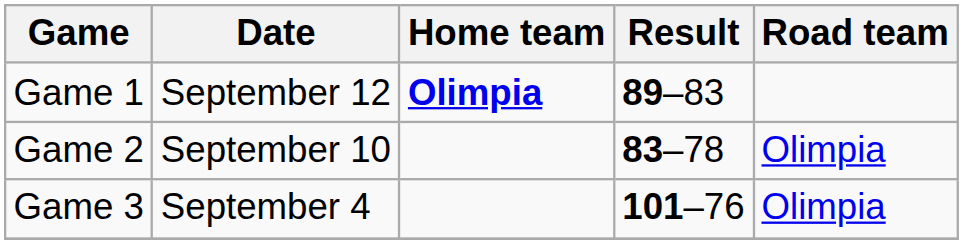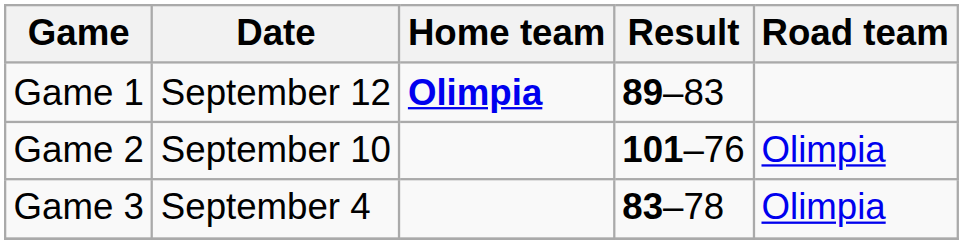(673, 149) 83–78 -> (683, 149) 101–76
(683, 207) 101–76 -> (673, 207) 83–78
